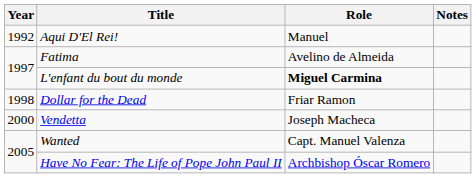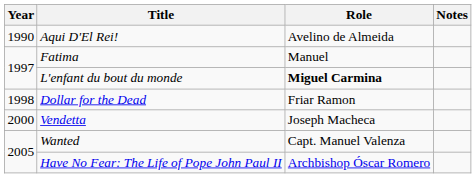(21, 36) 1992 -> (21, 36) 1990
(308, 36) Manuel -> (341, 36) Avelino de Almeida
(341, 57) Avelino de Almeida -> (308, 57) Manuel
